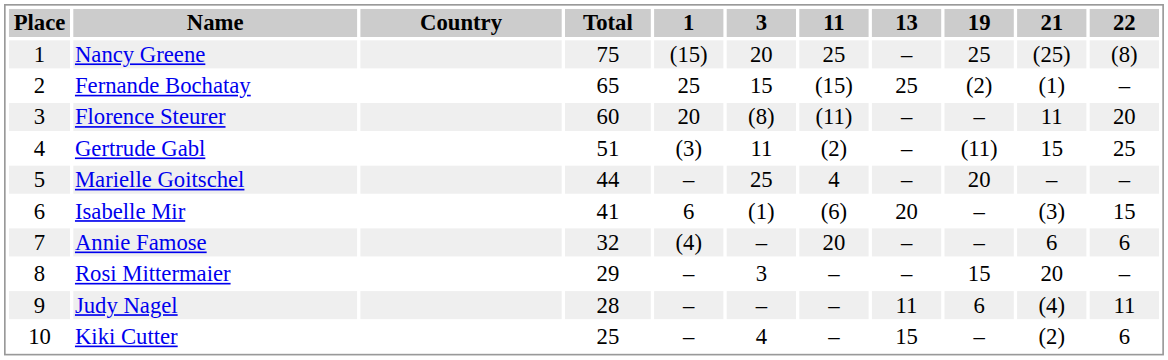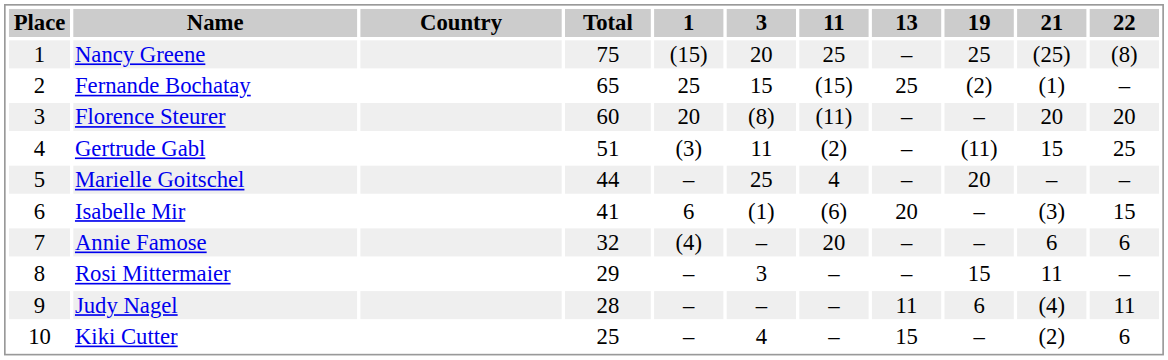(1052, 117) 11 -> (1052, 117) 20
(1052, 274) 20 -> (1052, 274) 11
